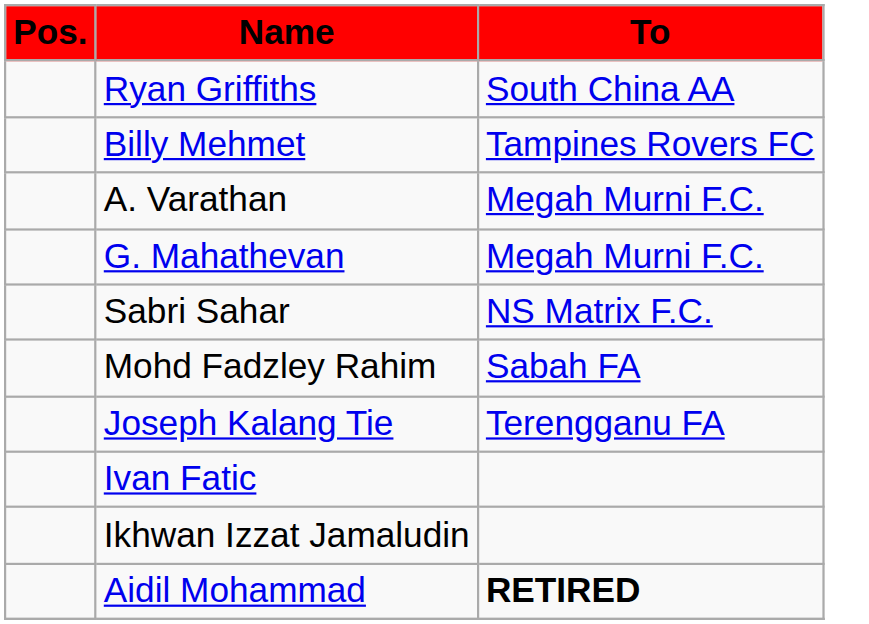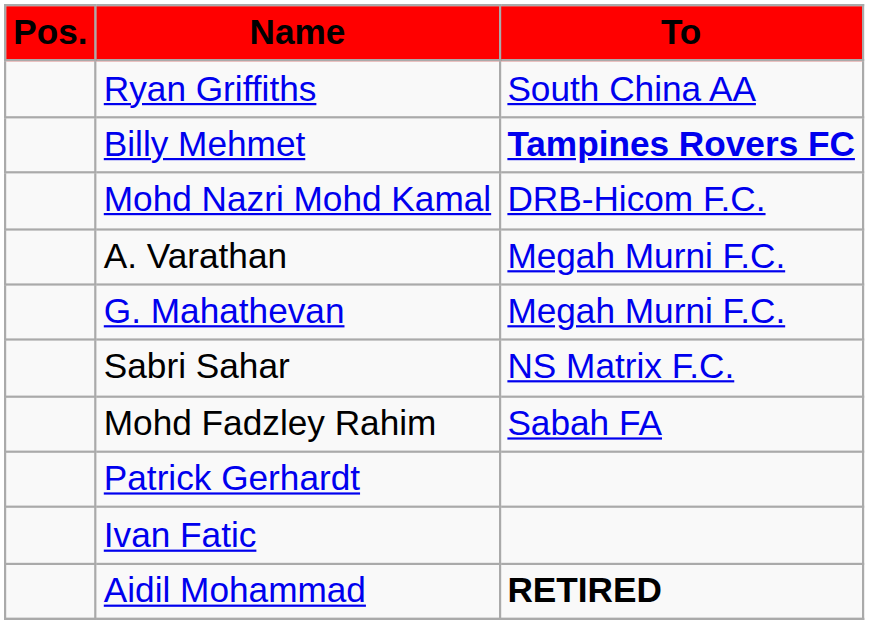(650, 144) normal -> (681, 144) bold
+ row: (297, 199)
- row: (249, 423)
+ row: (232, 479)
- row: (287, 534)
